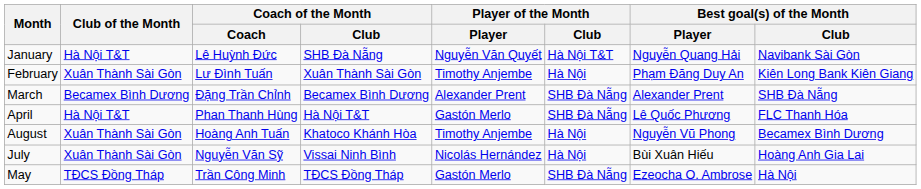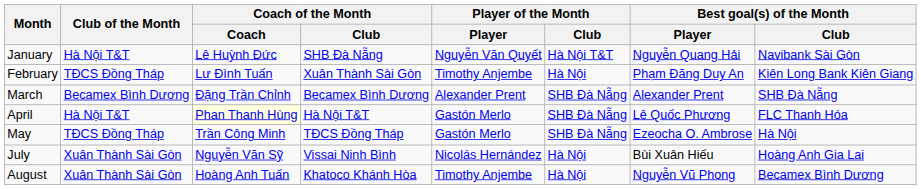(123, 74) Xuân Thành Sài Gòn -> (114, 74) TĐCS Đồng Tháp
(246, 114) no background -> (246, 114) lightyellow background
rows swapped: (19, 174) <-> (27, 134)
